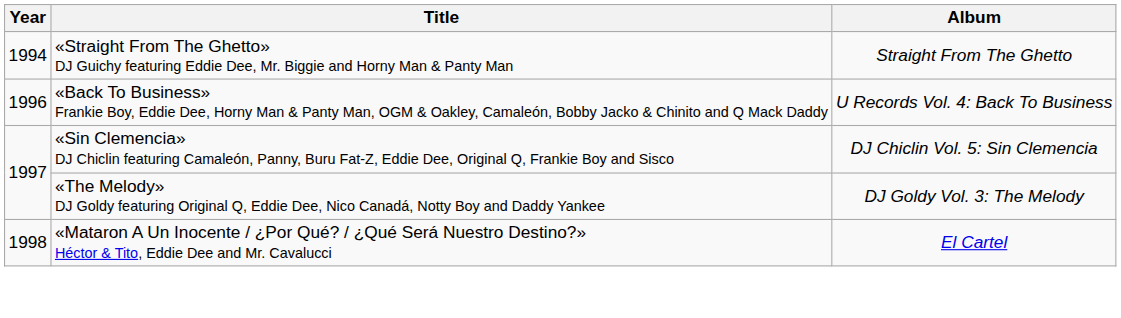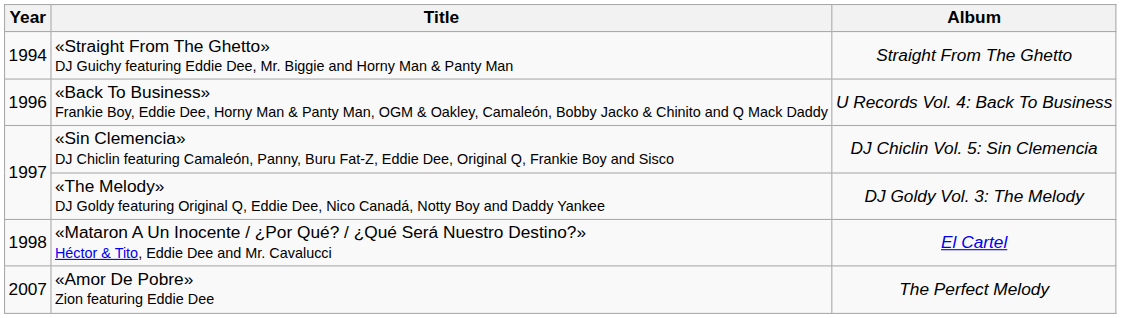+ row: (135, 289)
